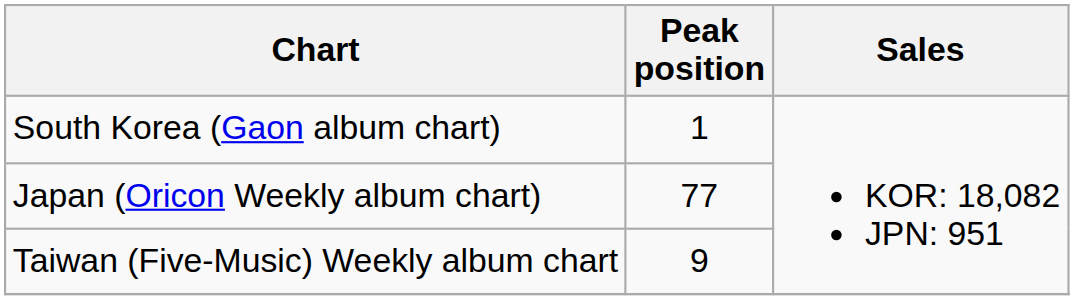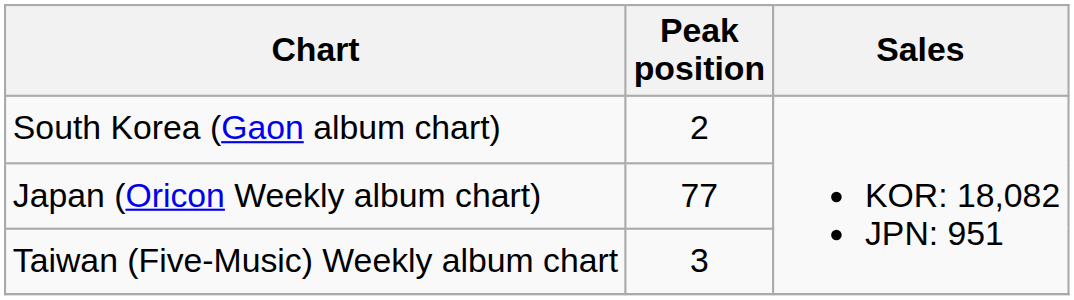(699, 128) 1 -> (699, 128) 2
(699, 260) 9 -> (699, 260) 3
